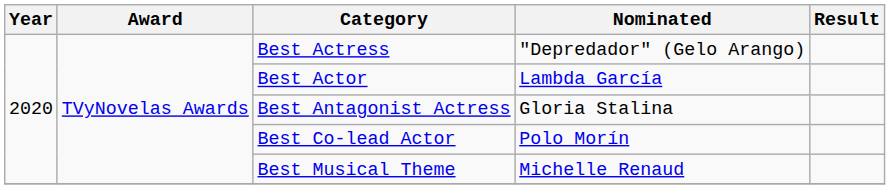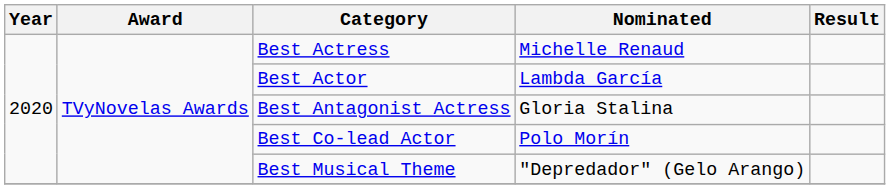(662, 50) "Depredador" (Gelo Arango) -> (602, 50) Michelle Renaud
(602, 169) Michelle Renaud -> (662, 169) "Depredador" (Gelo Arango)
